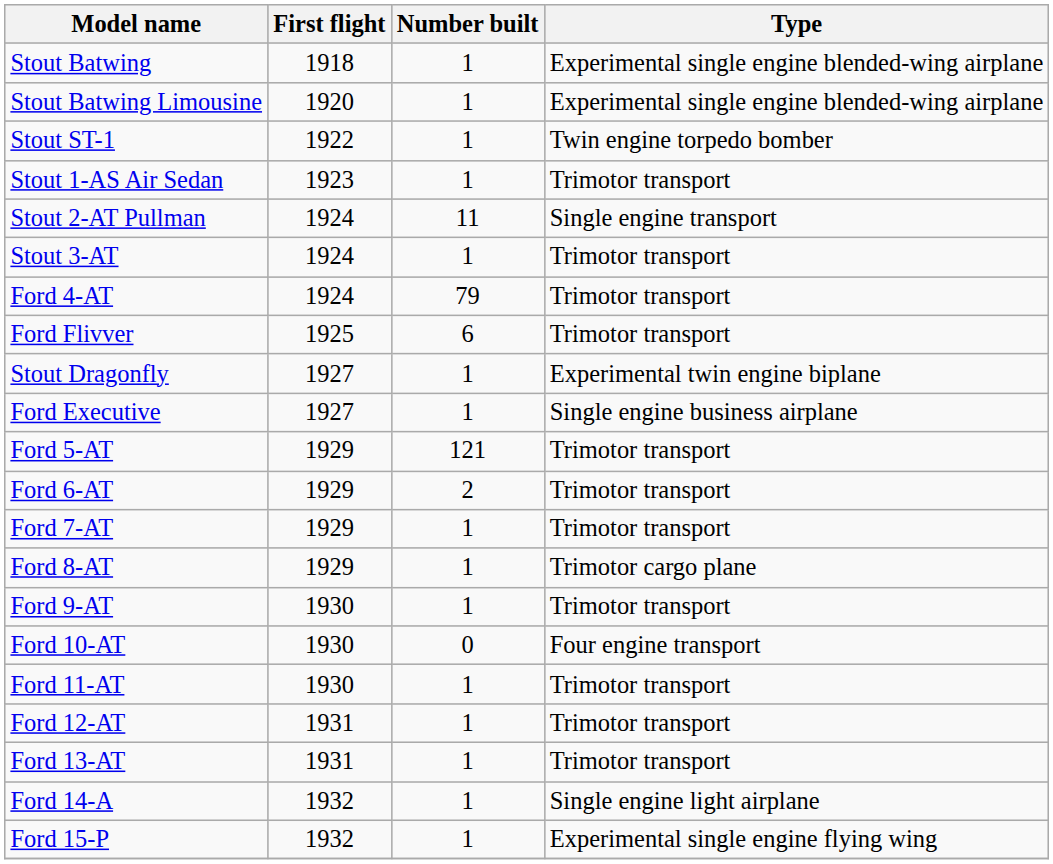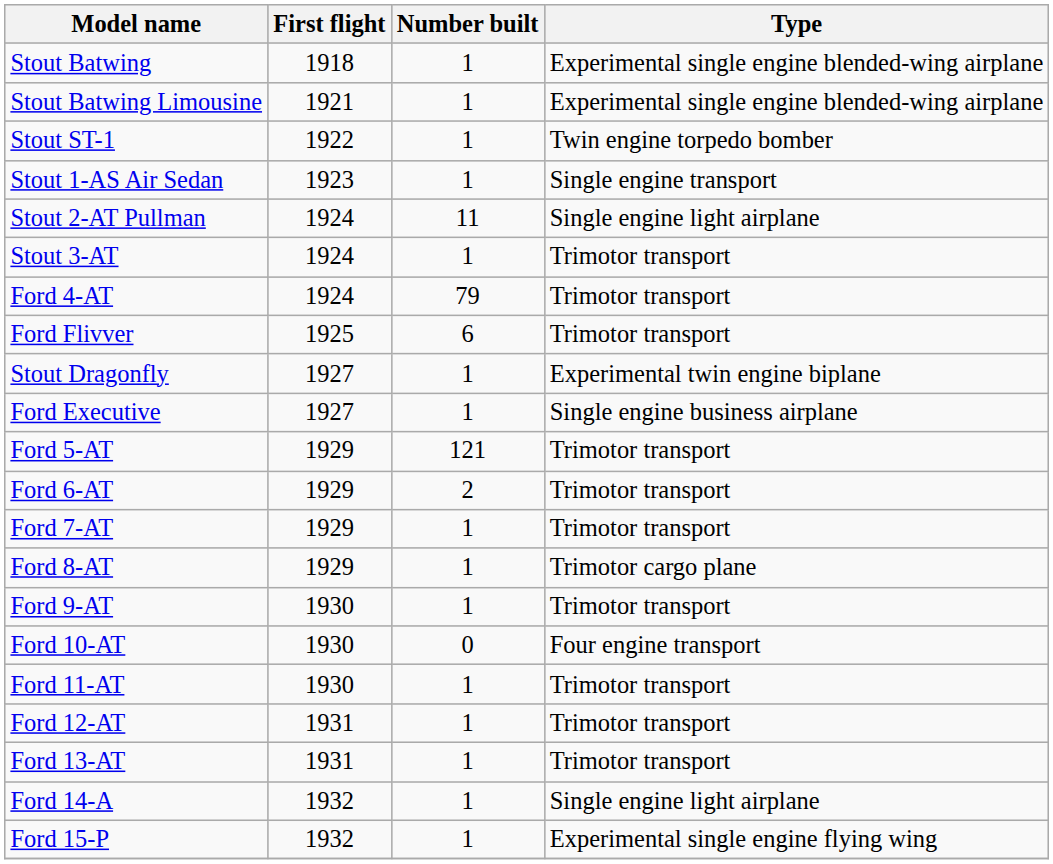(329, 101) 1920 -> (329, 101) 1921
(640, 179) Trimotor transport -> (663, 179) Single engine transport
(663, 218) Single engine transport -> (685, 218) Single engine light airplane
